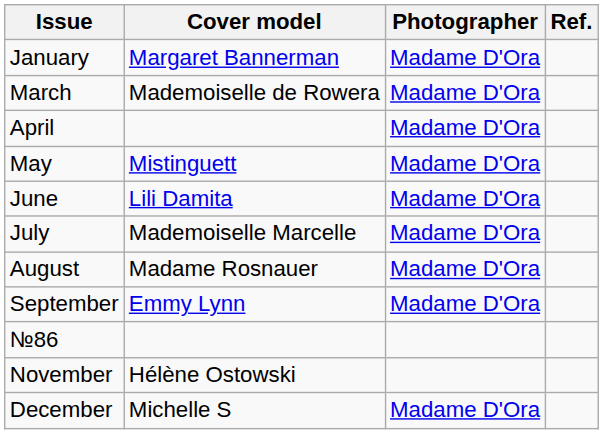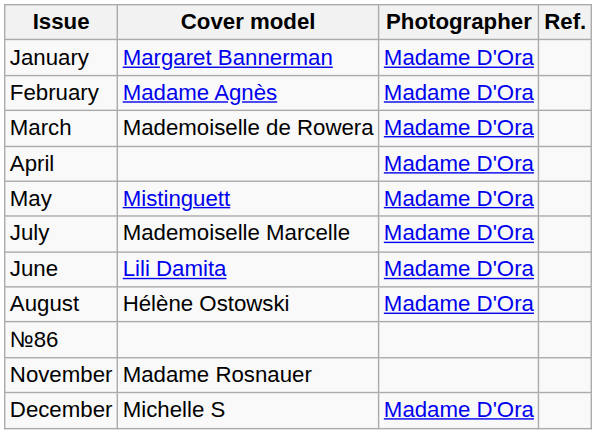+ row: (54, 92)
rows swapped: (34, 198) <-> (30, 233)
(223, 269) Madame Rosnauer -> (206, 304) Hélène Ostowski
- row: (64, 304)
(212, 374) Hélène Ostowski -> (217, 374) Madame Rosnauer
